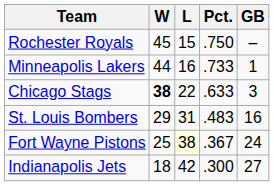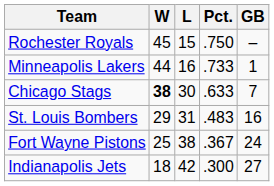(187, 92) 22 -> (187, 92) 30
(253, 92) 3 -> (253, 92) 7
(187, 142) lightyellow background -> (187, 142) no background
